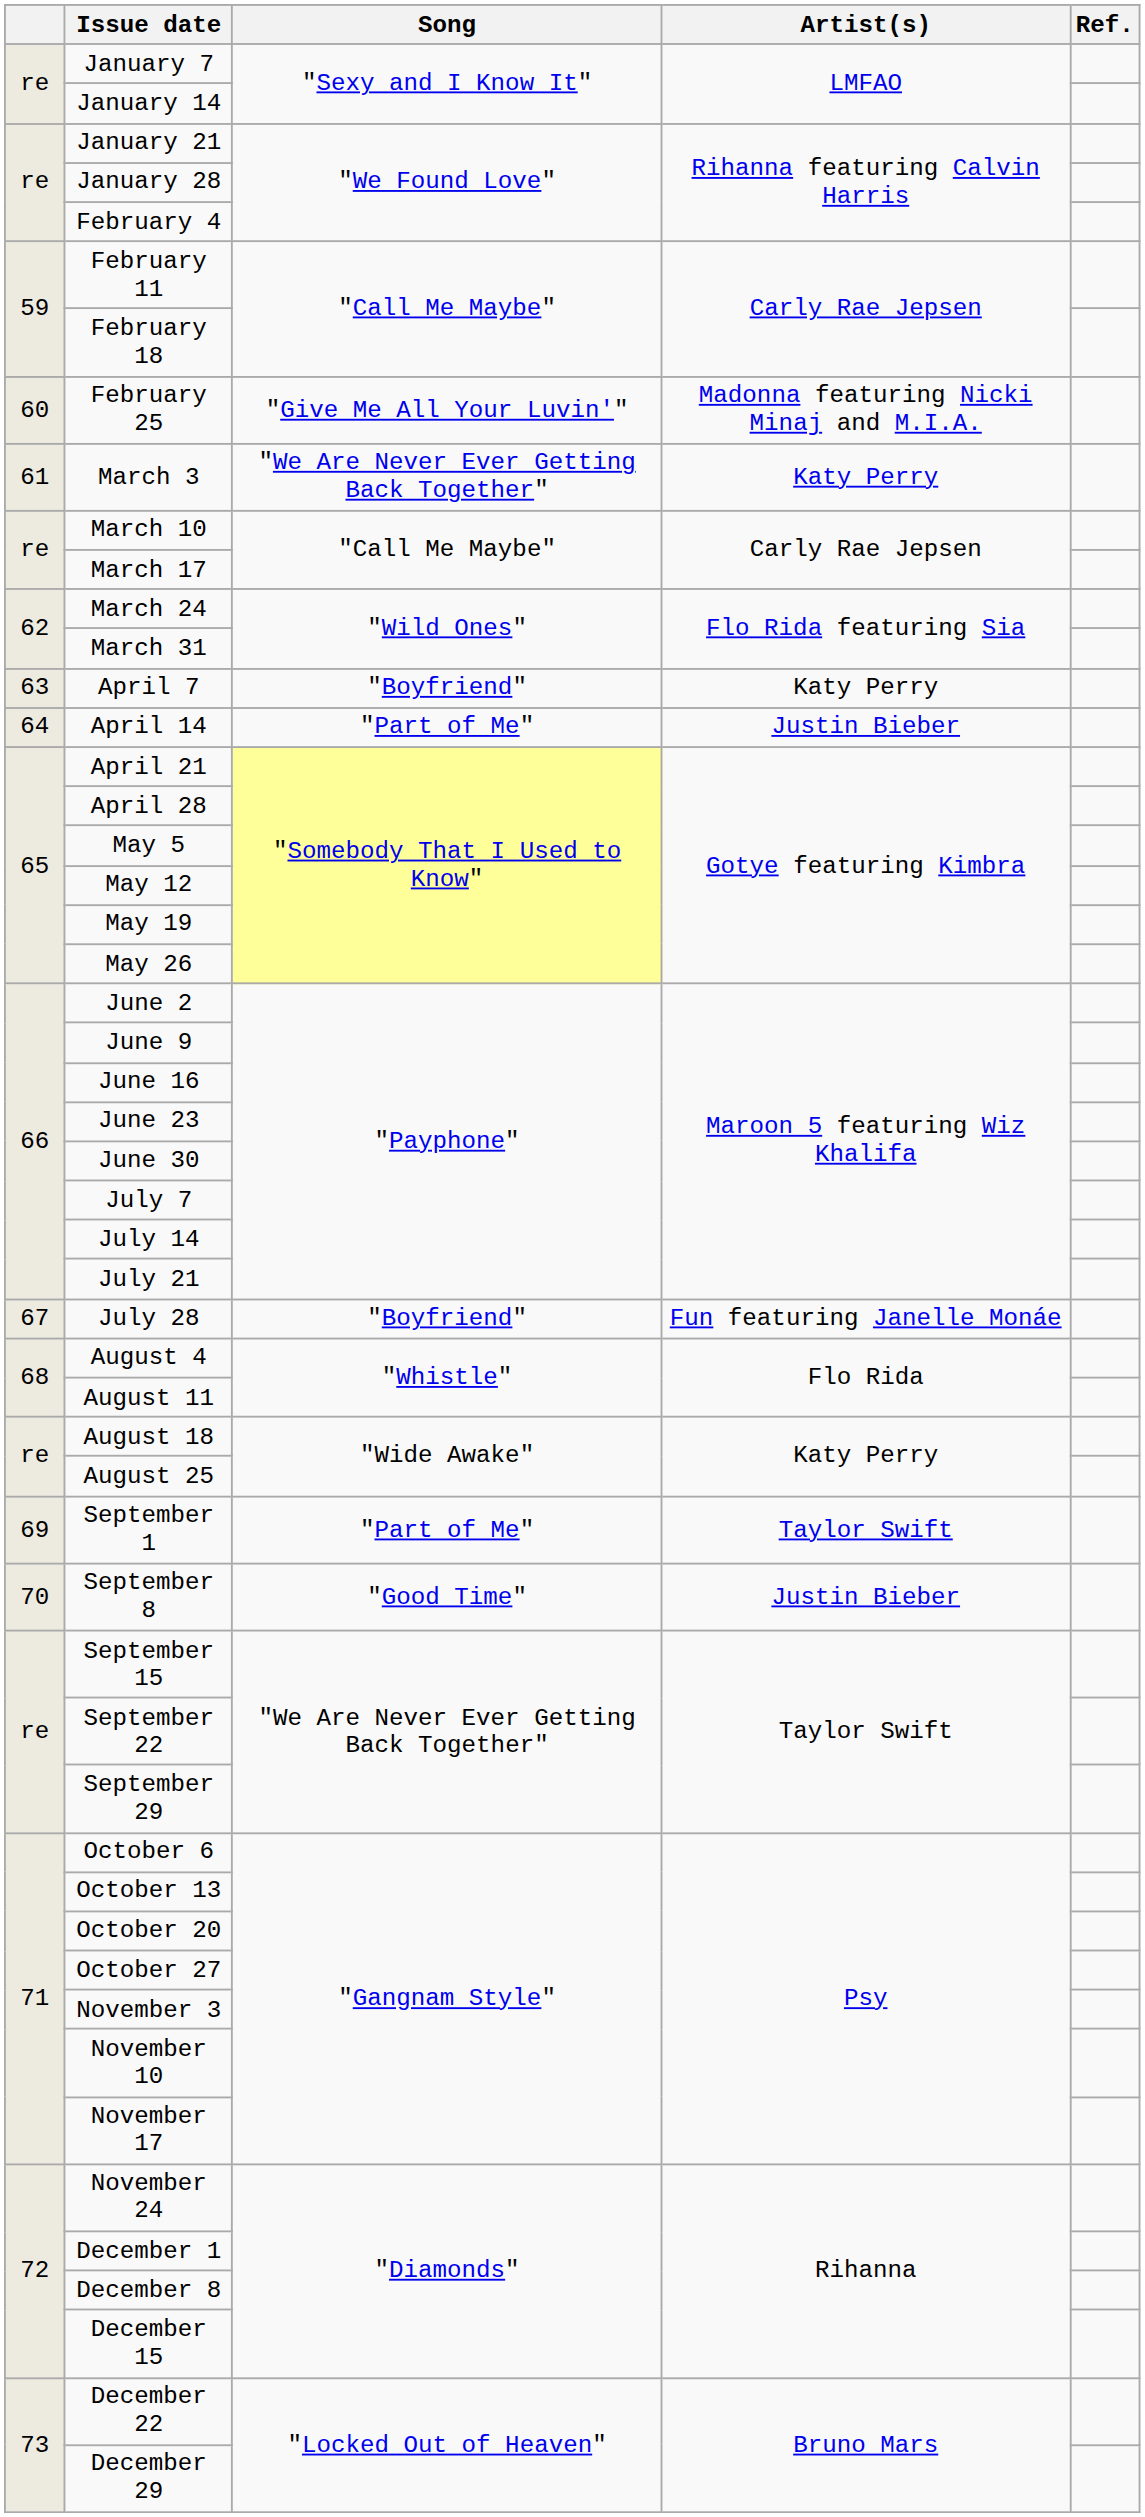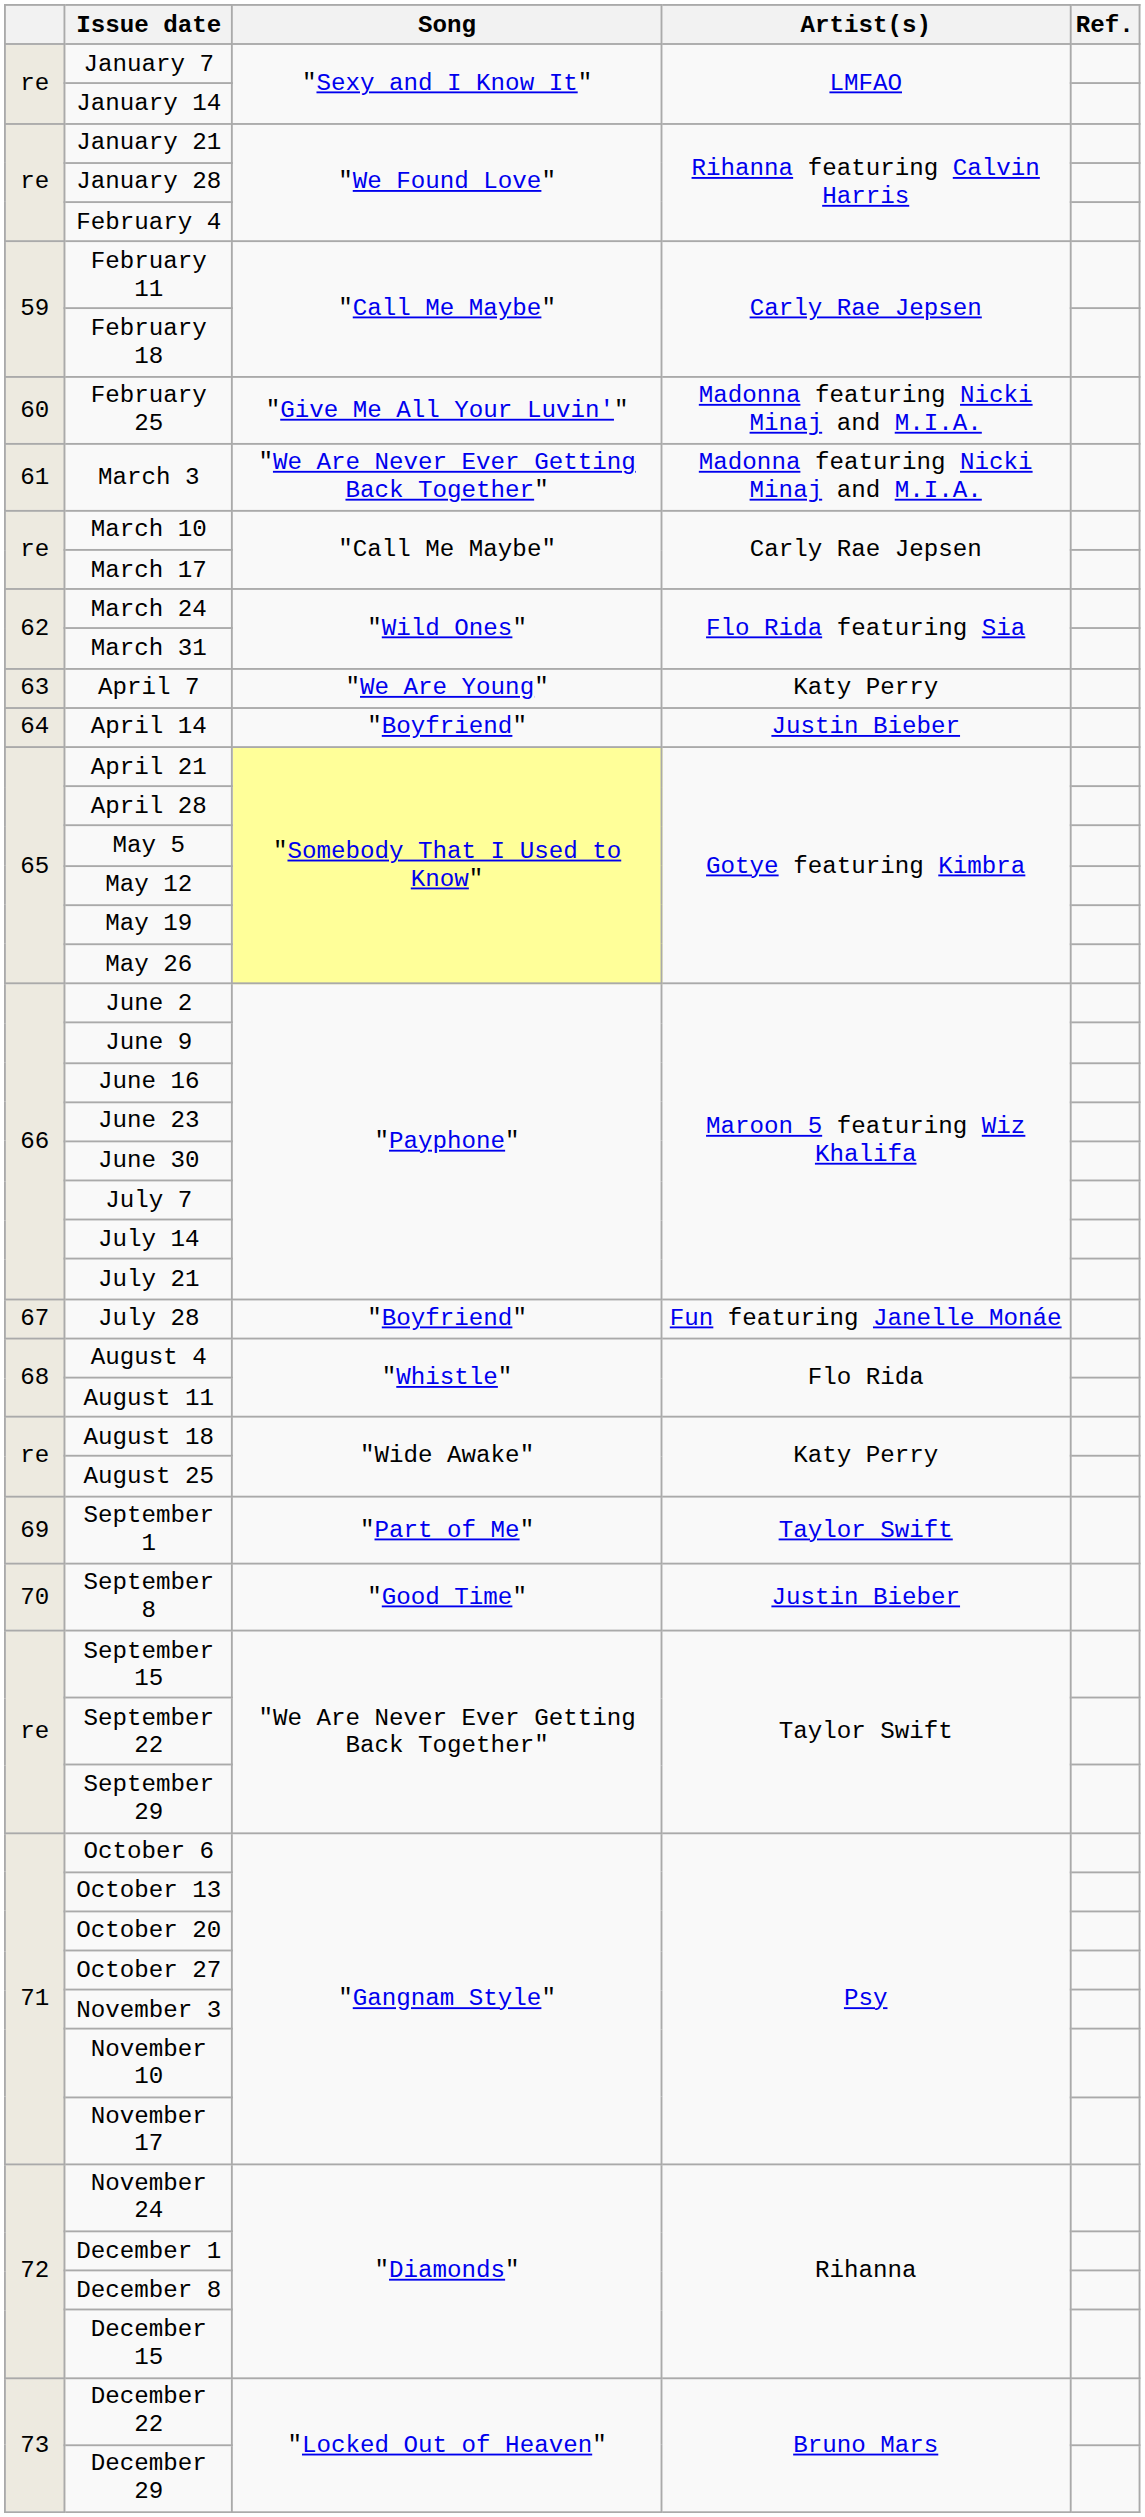(866, 477) Katy Perry -> (866, 477) Madonna featuring Nicki Minaj and M.I.A.
(447, 688) "Boyfriend" -> (447, 688) "We Are Young"
(447, 727) "Part of Me" -> (447, 727) "Boyfriend"
